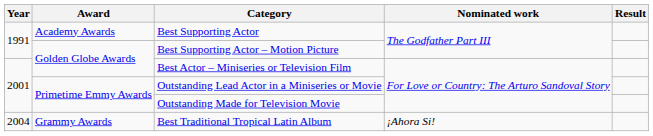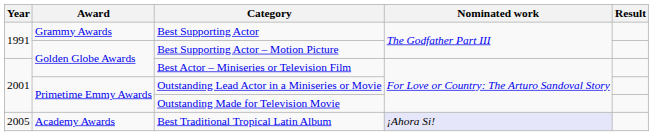(75, 31) Academy Awards -> (73, 31) Grammy Awards
(18, 121) 2004 -> (18, 121) 2005
(73, 121) Grammy Awards -> (75, 121) Academy Awards
(411, 121) no background -> (411, 121) lavender background
